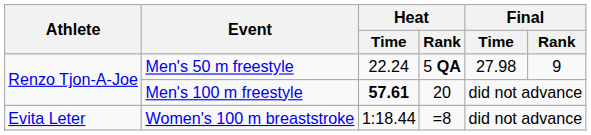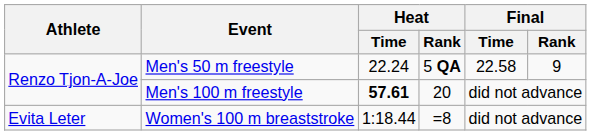(496, 67) 27.98 -> (496, 67) 22.58
